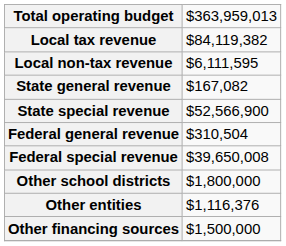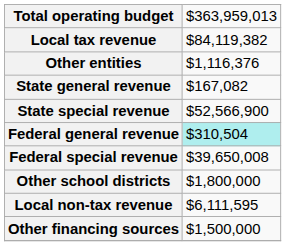rows swapped: (93, 63) <-> (93, 205)
(217, 134) no background -> (217, 134) paleturquoise background
